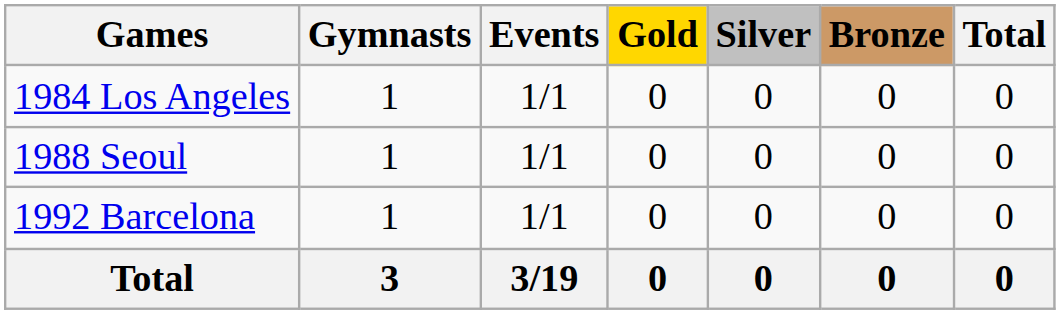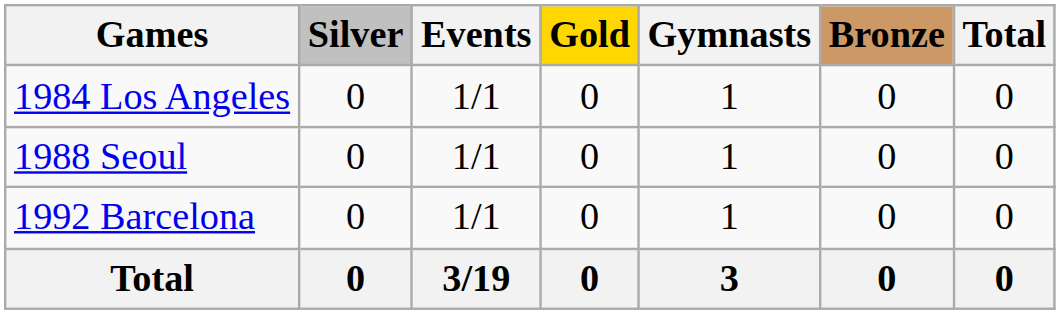columns swapped: (390, 34) <-> (763, 34)
